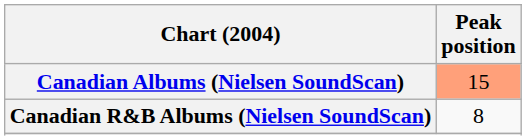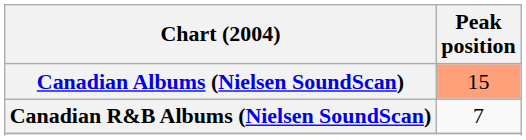(478, 116) 8 -> (478, 116) 7
